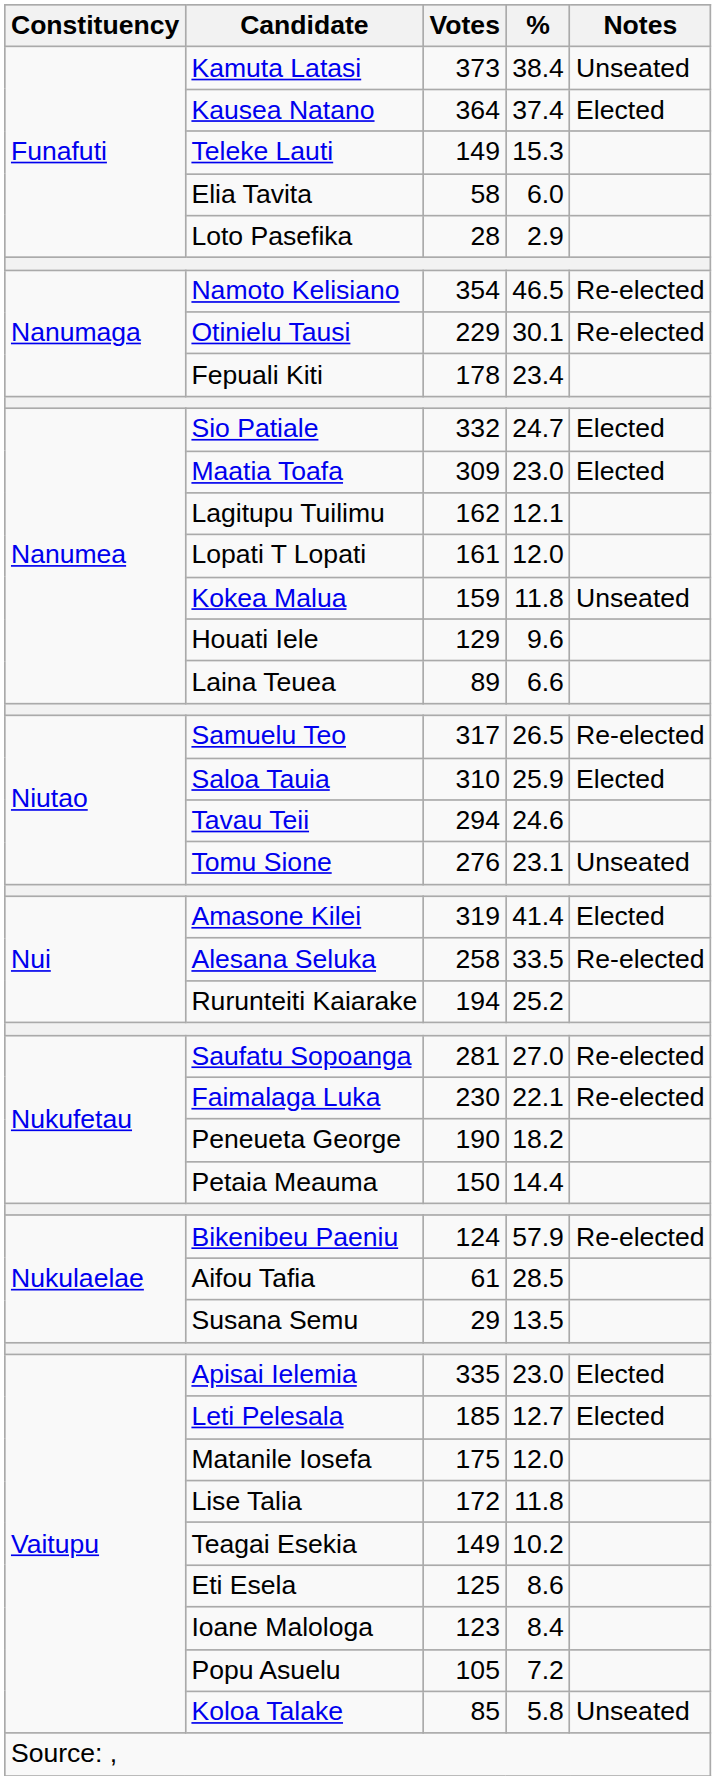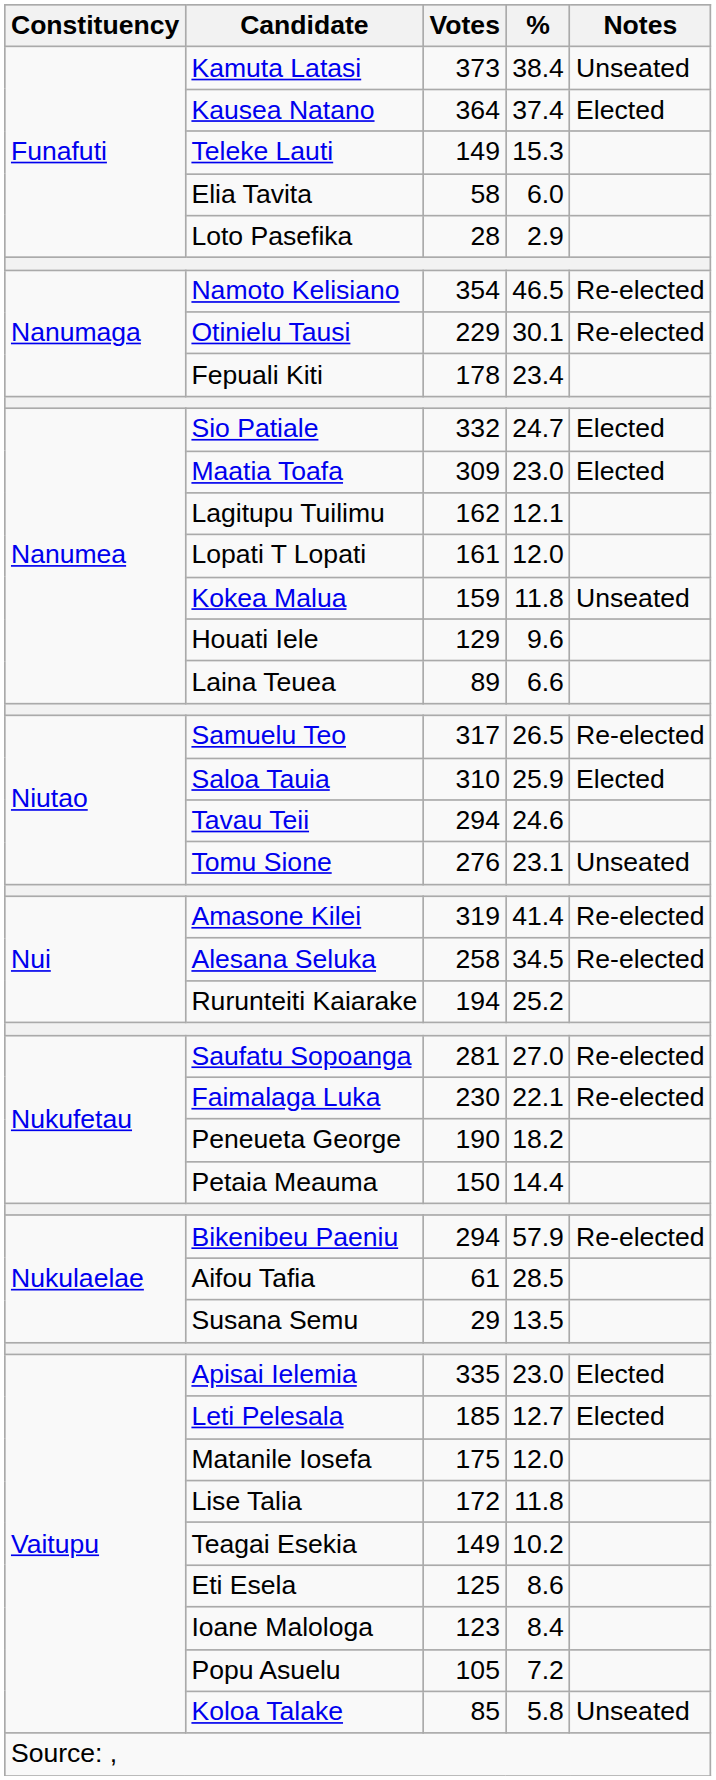(620, 916) Elected -> (640, 916) Re-elected
(538, 959) 33.5 -> (538, 959) 34.5
(478, 1236) 124 -> (478, 1236) 294
